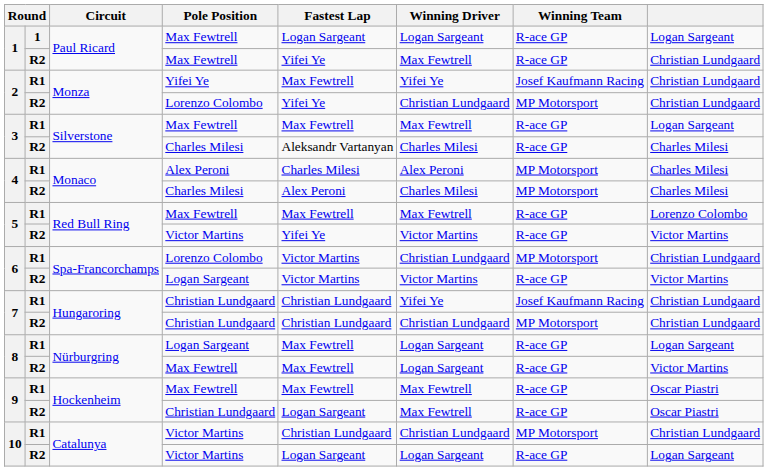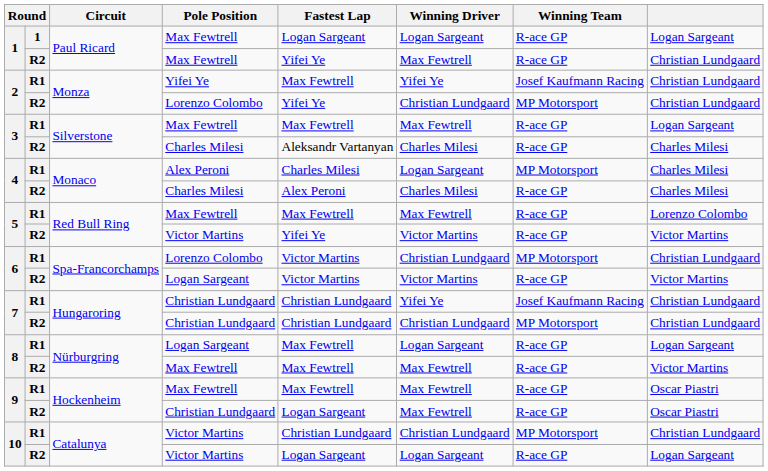(432, 169) Alex Peroni -> (442, 169) Logan Sargeant
(557, 190) MP Motorsport -> (542, 190) R-ace GP
(442, 366) Logan Sargeant -> (436, 366) Max Fewtrell
